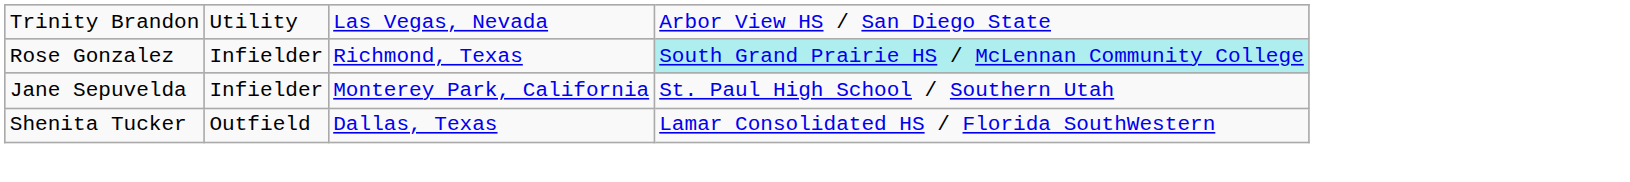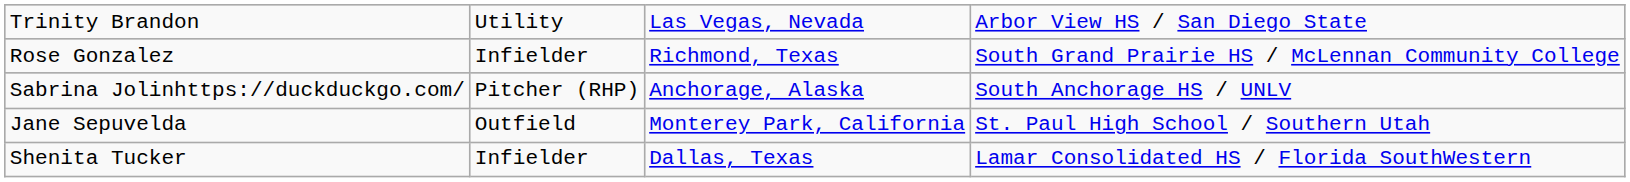(982, 56) paleturquoise background -> (1297, 56) no background
+ row: (237, 91)
(266, 91) Infielder -> (525, 125) Outfield
(260, 125) Outfield -> (532, 159) Infielder
